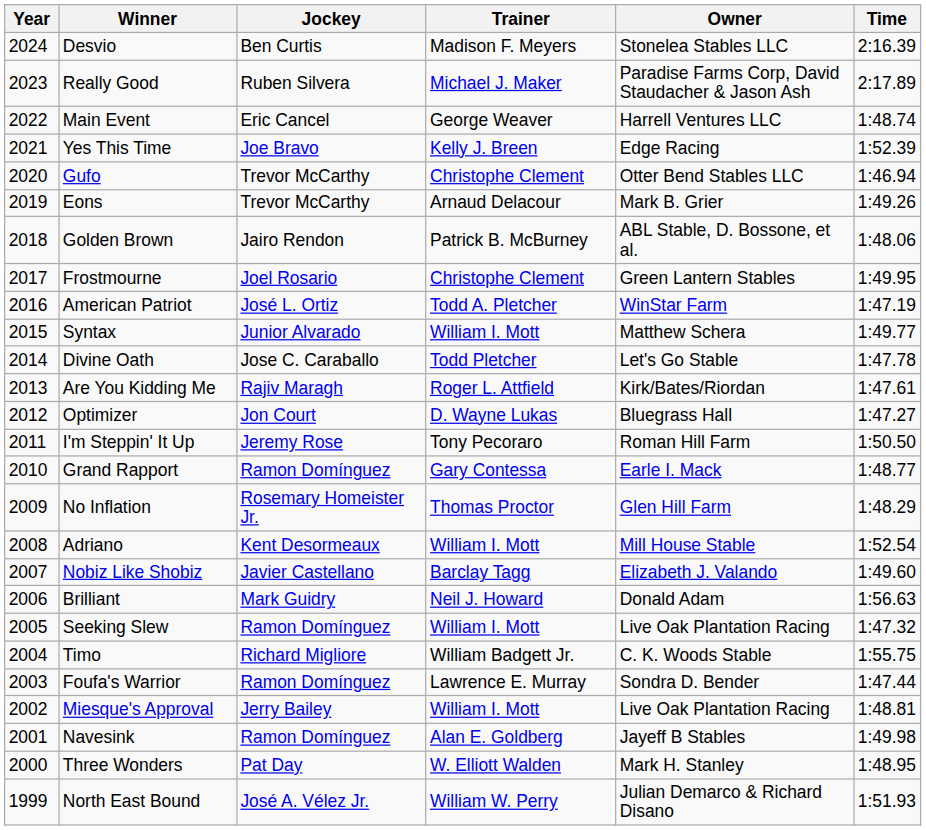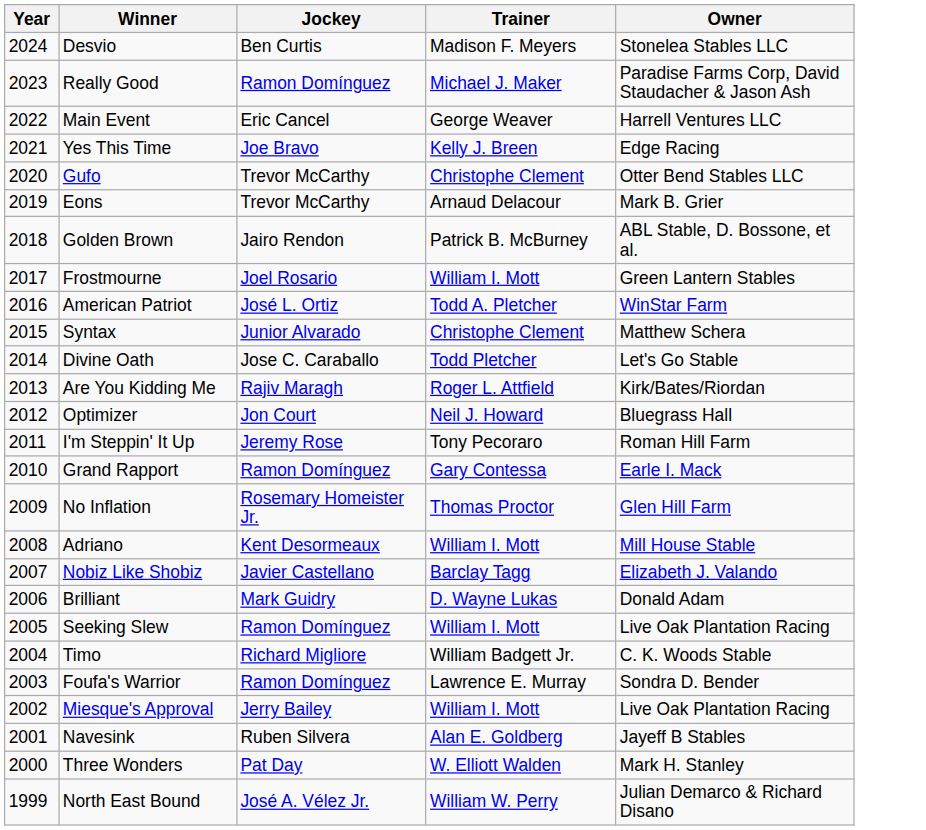- column: (887, 19)
(295, 83) Ruben Silvera -> (315, 83) Ramon Domínguez
(507, 278) Christophe Clement -> (485, 278) William I. Mott
(485, 333) William I. Mott -> (507, 333) Christophe Clement
(494, 415) D. Wayne Lukas -> (487, 415) Neil J. Howard
(487, 600) Neil J. Howard -> (494, 600) D. Wayne Lukas
(315, 737) Ramon Domínguez -> (295, 737) Ruben Silvera
